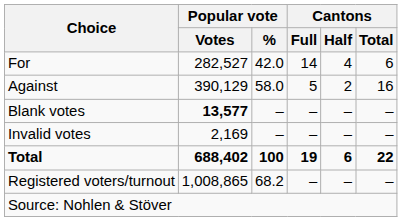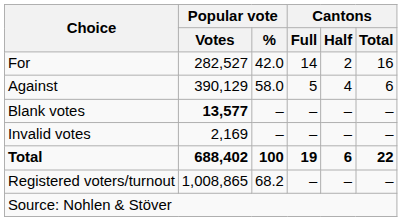(348, 63) 4 -> (348, 63) 2
(389, 63) 6 -> (385, 63) 16
(348, 87) 2 -> (348, 87) 4
(385, 87) 16 -> (389, 87) 6
